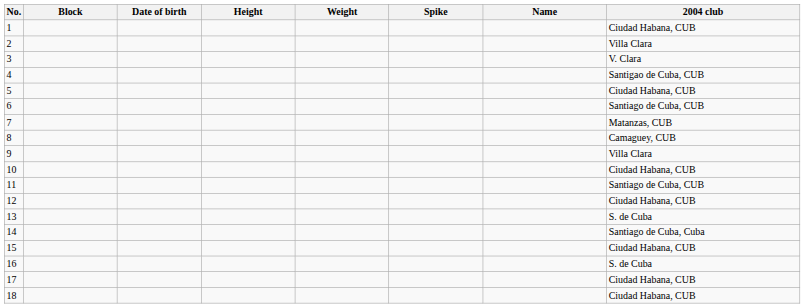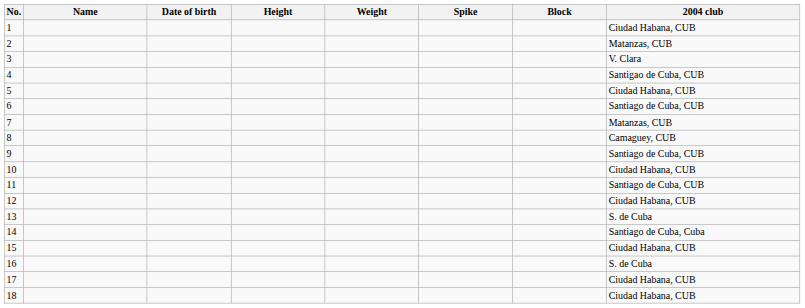columns swapped: (545, 12) <-> (70, 12)
(630, 43) Villa Clara -> (640, 43) Matanzas, CUB
(630, 153) Villa Clara -> (656, 153) Santiago de Cuba, CUB
